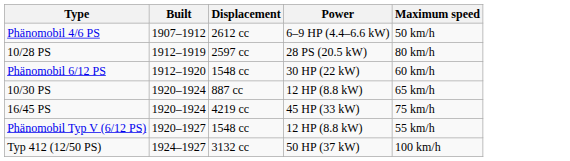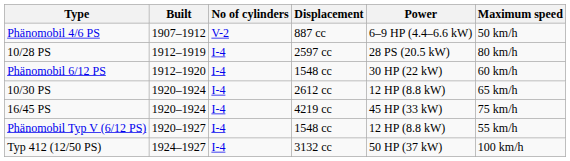+ column: (250, 14)
(230, 33) 2612 cc -> (310, 33) 887 cc
(227, 90) 887 cc -> (313, 90) 2612 cc
